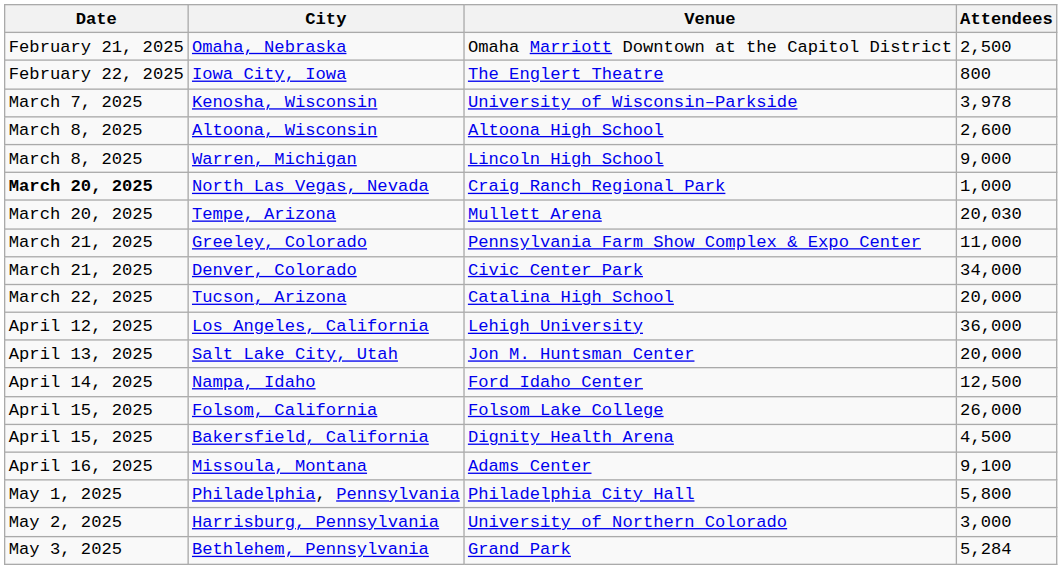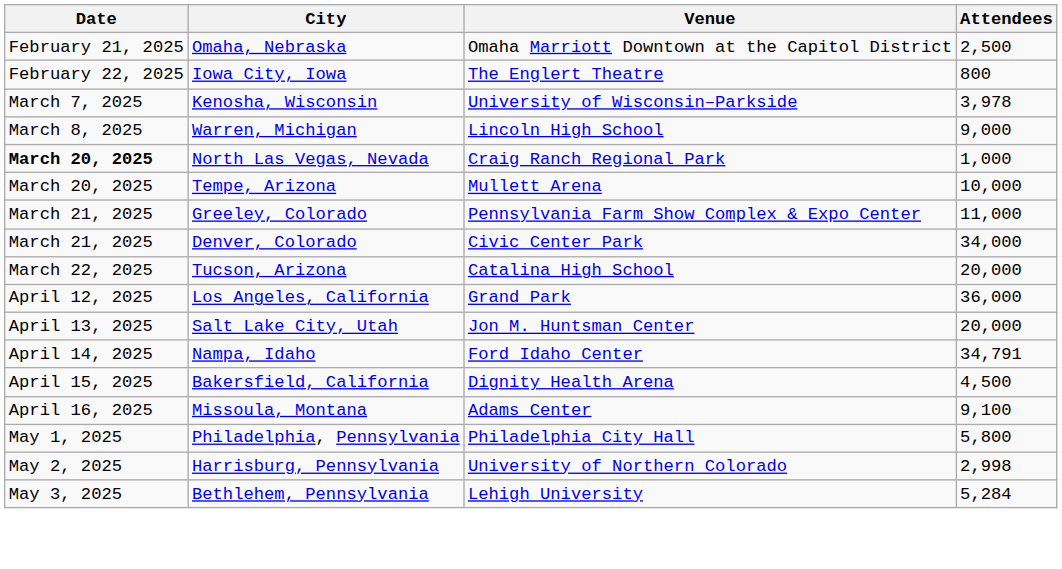- row: (285, 131)
(991, 214) 20,030 -> (991, 186) 10,000
(555, 326) Lehigh University -> (519, 298) Grand Park
(991, 382) 12,500 -> (991, 354) 34,791
- row: (285, 410)
(986, 522) 3,000 -> (986, 466) 2,998
(519, 550) Grand Park -> (555, 494) Lehigh University
